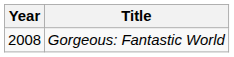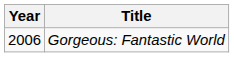(24, 39) 2008 -> (24, 39) 2006
